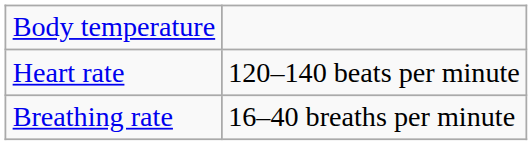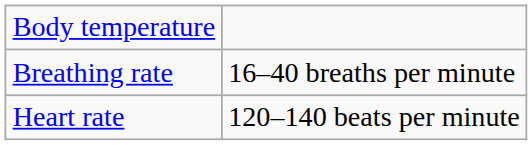rows swapped: (69, 72) <-> (93, 116)
